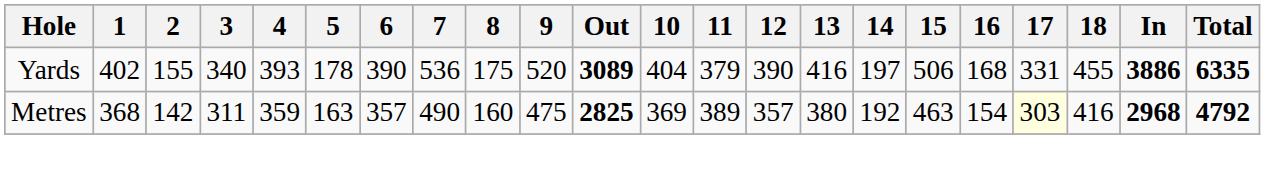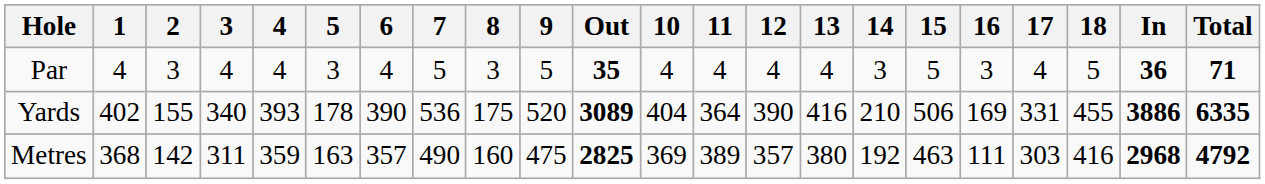+ row: (49, 69)
(720, 69) 379 -> (720, 112) 364
(880, 69) 197 -> (880, 112) 210
(987, 69) 168 -> (987, 112) 169
(987, 112) 154 -> (987, 155) 111
(1040, 112) lightyellow background -> (1040, 155) no background
